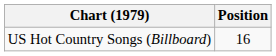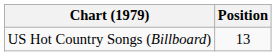(243, 39) 16 -> (243, 39) 13
